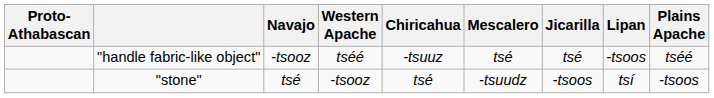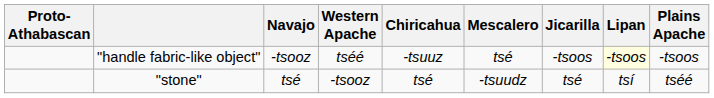(572, 57) tsé -> (572, 57) -tsoos
(626, 57) no background -> (626, 57) lightyellow background
(679, 57) tséé -> (679, 57) -tsoos
(572, 80) -tsoos -> (572, 80) tsé
(679, 80) -tsoos -> (679, 80) tséé
